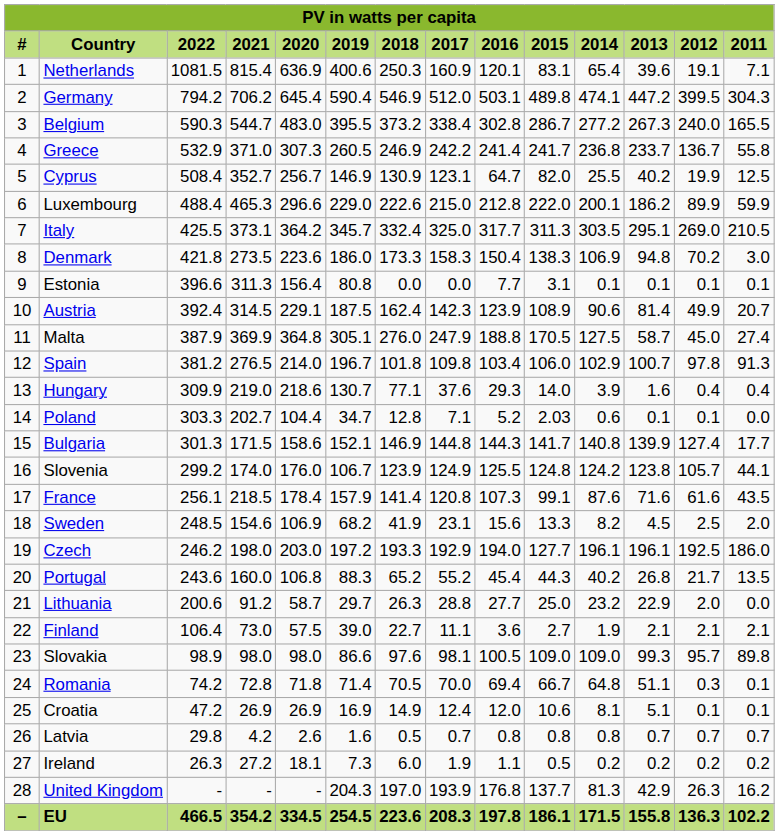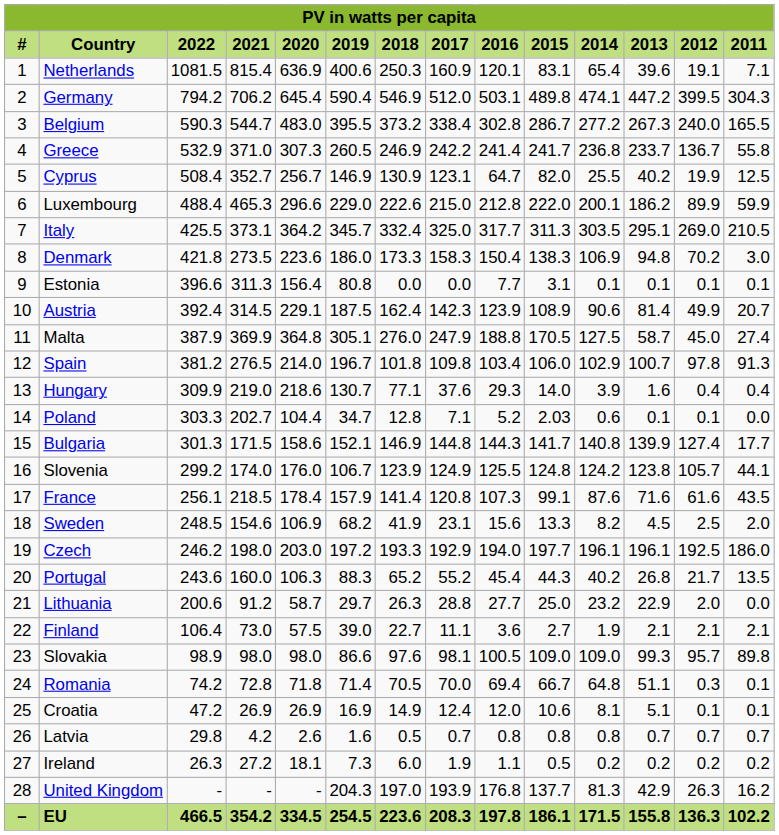(550, 550) 127.7 -> (550, 550) 197.7
(301, 577) 106.8 -> (301, 577) 106.3
